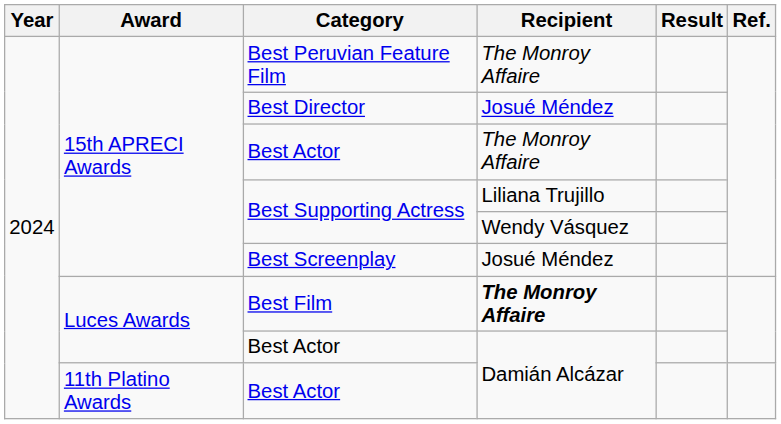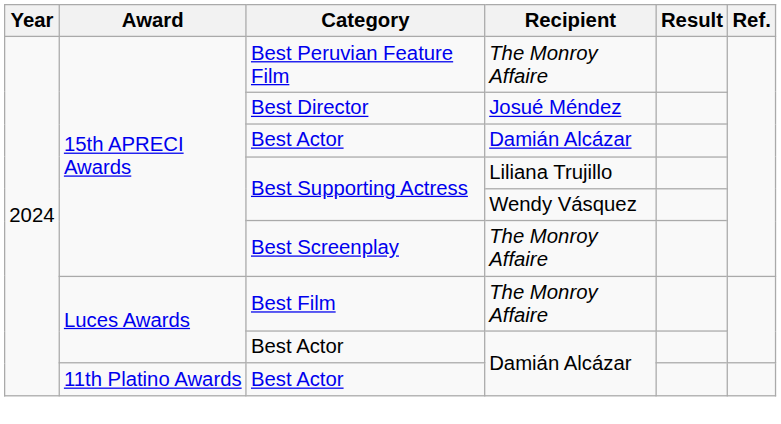(536, 151) The Monroy Affaire -> (560, 140) Damián Alcázar
(548, 259) Josué Méndez -> (543, 248) The Monroy Affaire
(539, 303) bold -> (543, 303) normal
